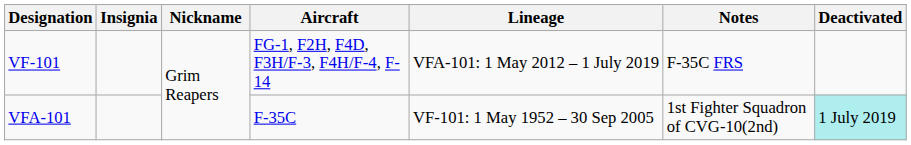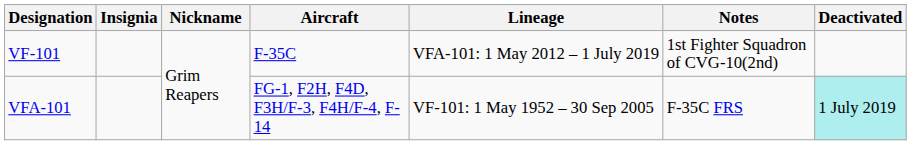(327, 62) FG-1, F2H, F4D, F3H/F-3, F4H/F-4, F-14 -> (275, 53) F-35C
(705, 62) F-35C FRS -> (737, 53) 1st Fighter Squadron of CVG-10(2nd)
(275, 117) F-35C -> (327, 107) FG-1, F2H, F4D, F3H/F-3, F4H/F-4, F-14
(737, 117) 1st Fighter Squadron of CVG-10(2nd) -> (705, 107) F-35C FRS
